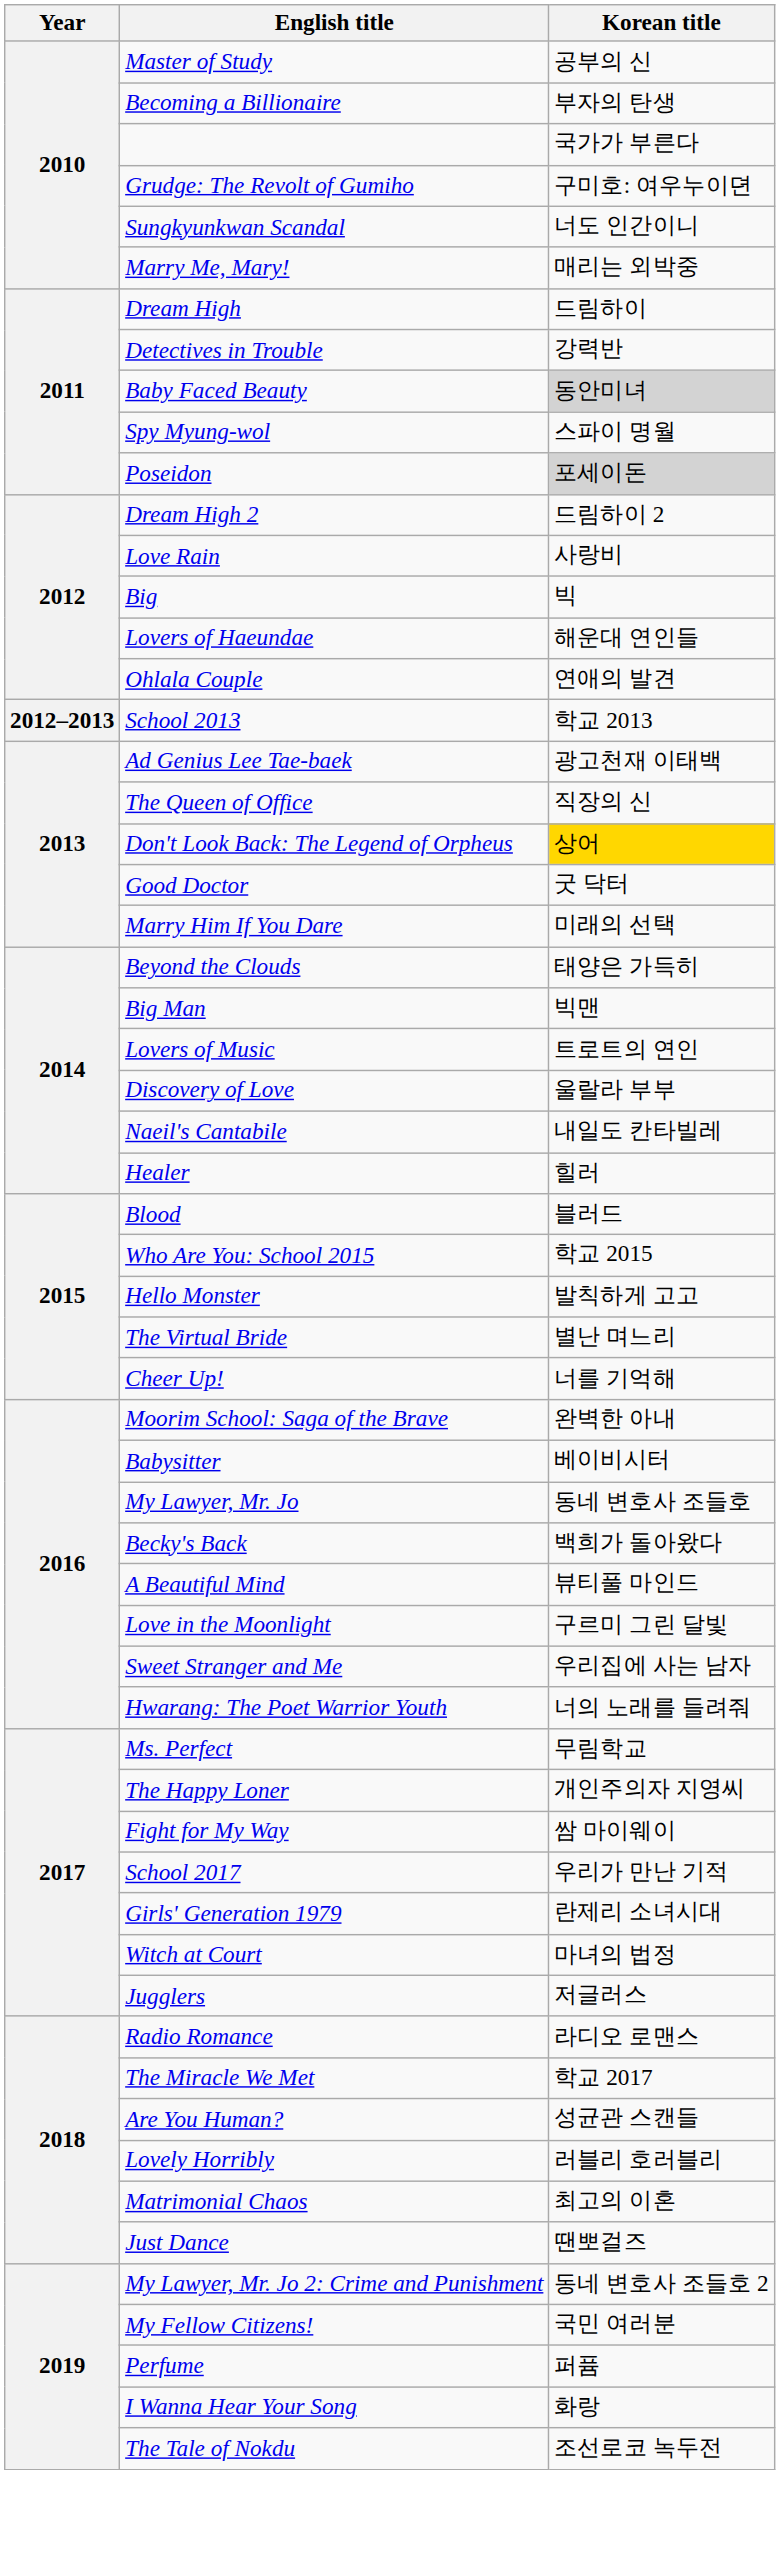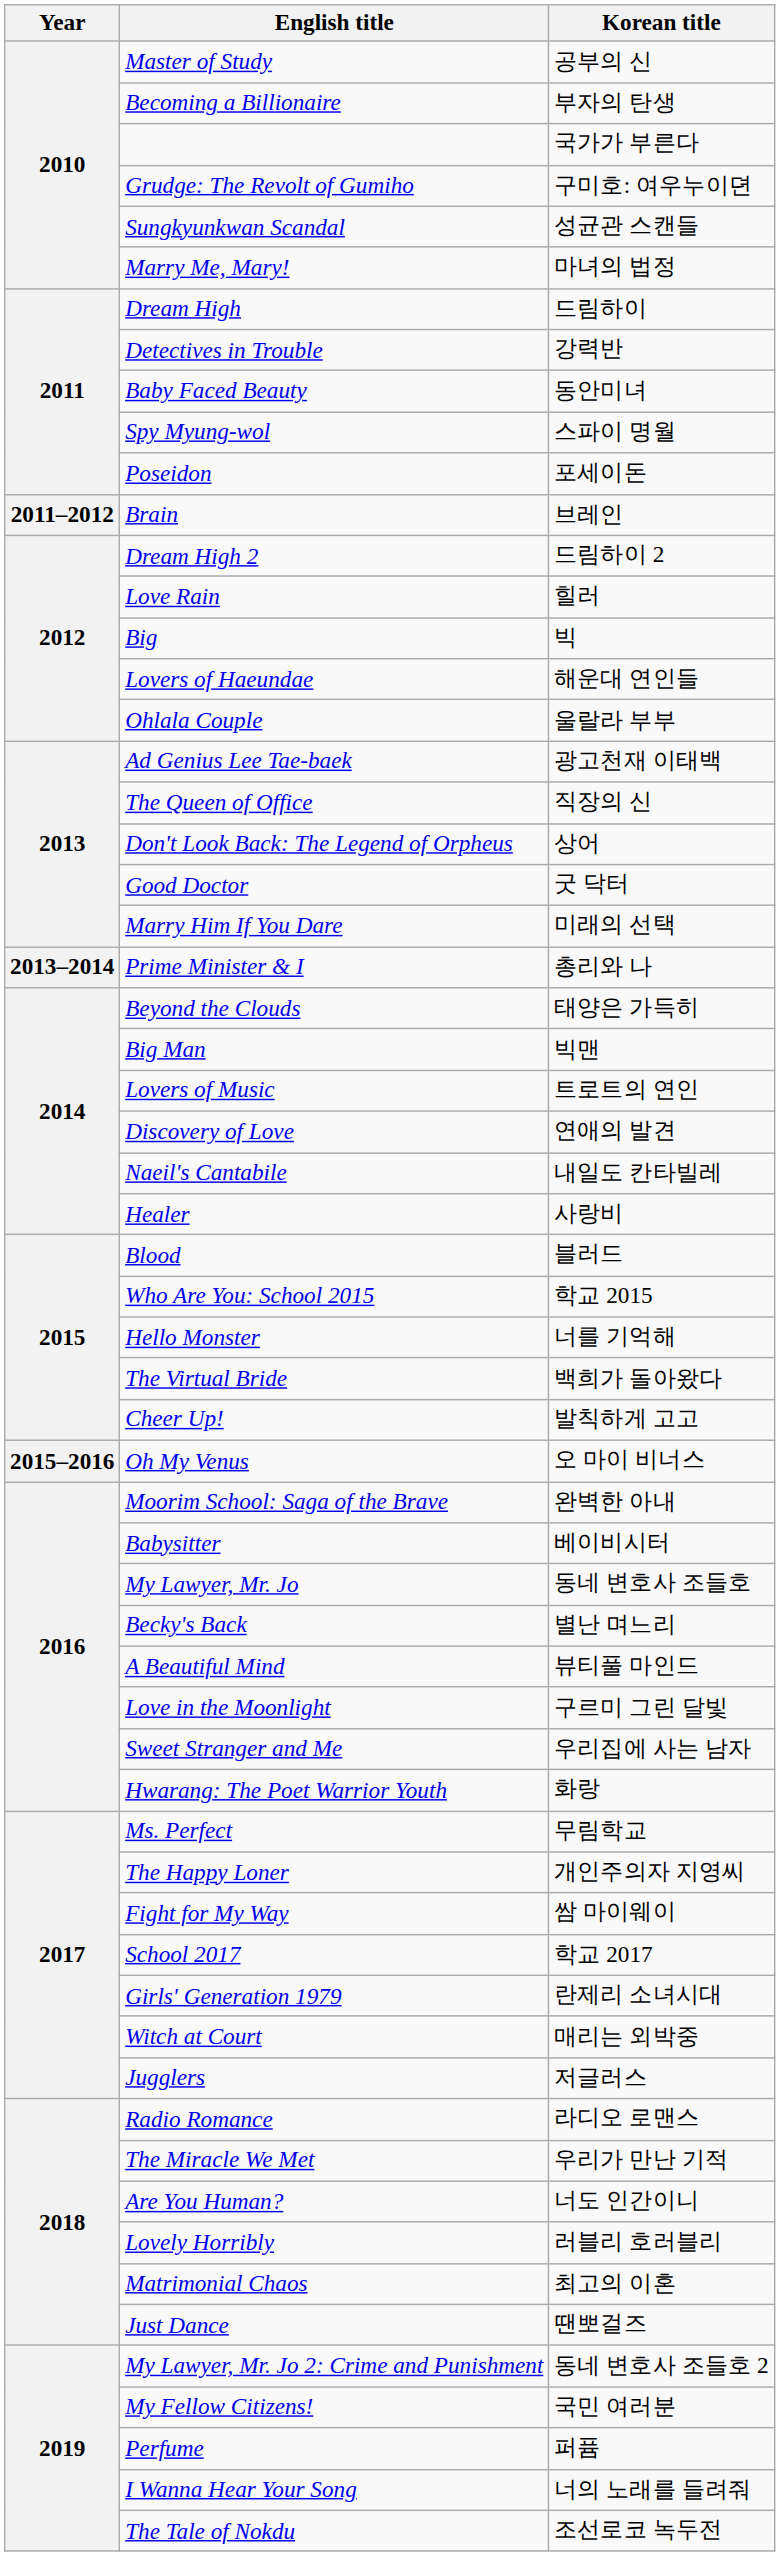(627, 225) 너도 인간이니 -> (627, 225) 성균관 스캔들
(627, 266) 매리는 외박중 -> (615, 266) 마녀의 법정
(600, 390) lightgrey background -> (600, 390) no background
(600, 472) lightgrey background -> (600, 472) no background
+ row: (152, 514)
(589, 554) 사랑비 -> (577, 596) 힐러
(615, 678) 연애의 발견 -> (615, 719) 울랄라 부부
- row: (183, 720)
(577, 842) gold background -> (577, 842) no background
+ row: (214, 967)
(615, 1089) 울랄라 부부 -> (615, 1130) 연애의 발견
(577, 1172) 힐러 -> (589, 1213) 사랑비
(627, 1295) 발칙하게 고고 -> (615, 1336) 너를 기억해
(615, 1336) 별난 며느리 -> (638, 1377) 백희가 돌아왔다
(615, 1377) 너를 기억해 -> (627, 1418) 발칙하게 고고
+ row: (187, 1460)
(638, 1542) 백희가 돌아왔다 -> (615, 1624) 별난 며느리
(653, 1706) 너의 노래를 들려줘 -> (577, 1789) 화랑
(641, 1871) 우리가 만난 기적 -> (603, 1953) 학교 2017
(615, 1953) 마녀의 법정 -> (627, 2036) 매리는 외박중
(603, 2077) 학교 2017 -> (641, 2159) 우리가 만난 기적
(627, 2118) 성균관 스캔들 -> (627, 2200) 너도 인간이니
(577, 2406) 화랑 -> (653, 2488) 너의 노래를 들려줘
